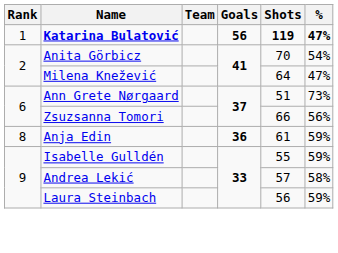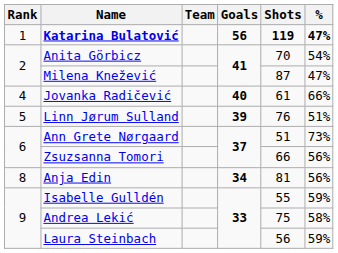(283, 76) 64 -> (283, 76) 87
+ row: (107, 96)
+ row: (111, 116)
(239, 137) 36 -> (239, 177) 34
(283, 137) 61 -> (283, 177) 81
(319, 137) 59% -> (319, 177) 56%
(283, 177) 57 -> (283, 218) 75
